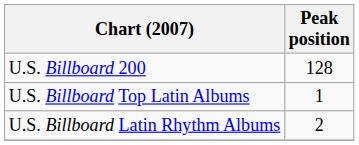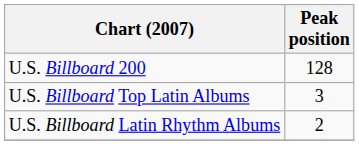(319, 96) 1 -> (319, 96) 3
